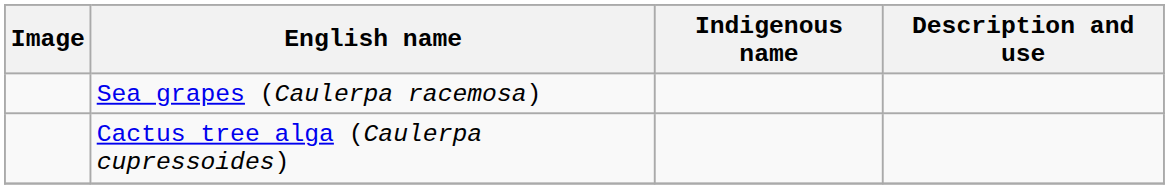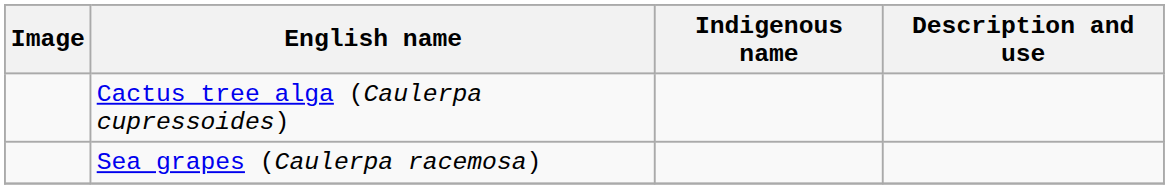rows swapped: (289, 148) <-> (319, 94)
